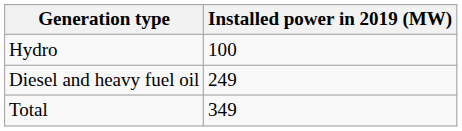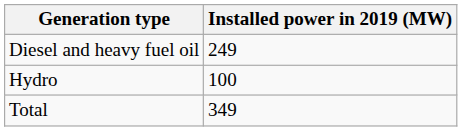rows swapped: (104, 79) <-> (33, 49)
